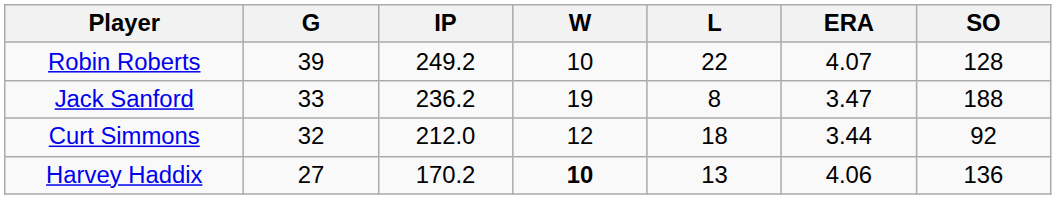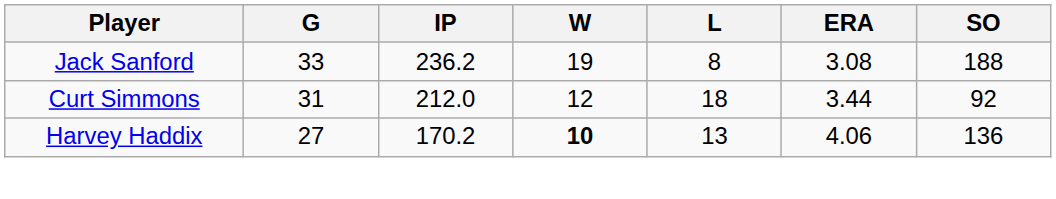- row: (124, 61)
(849, 99) 3.47 -> (849, 61) 3.08
(311, 136) 32 -> (311, 99) 31
